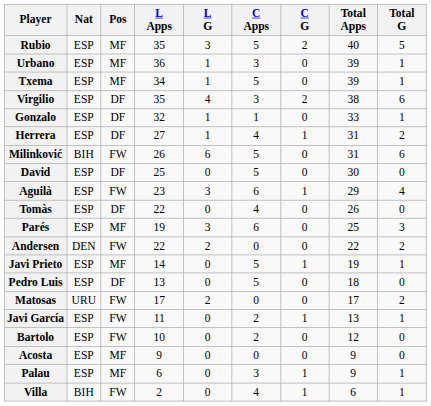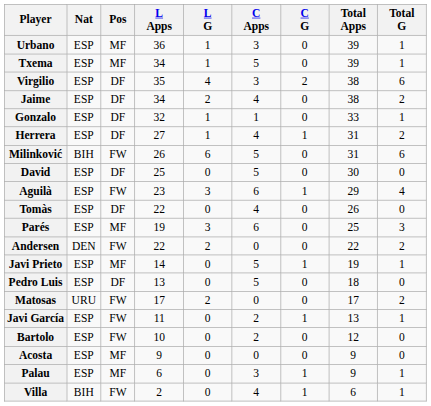- row: (36, 44)
+ row: (36, 99)
